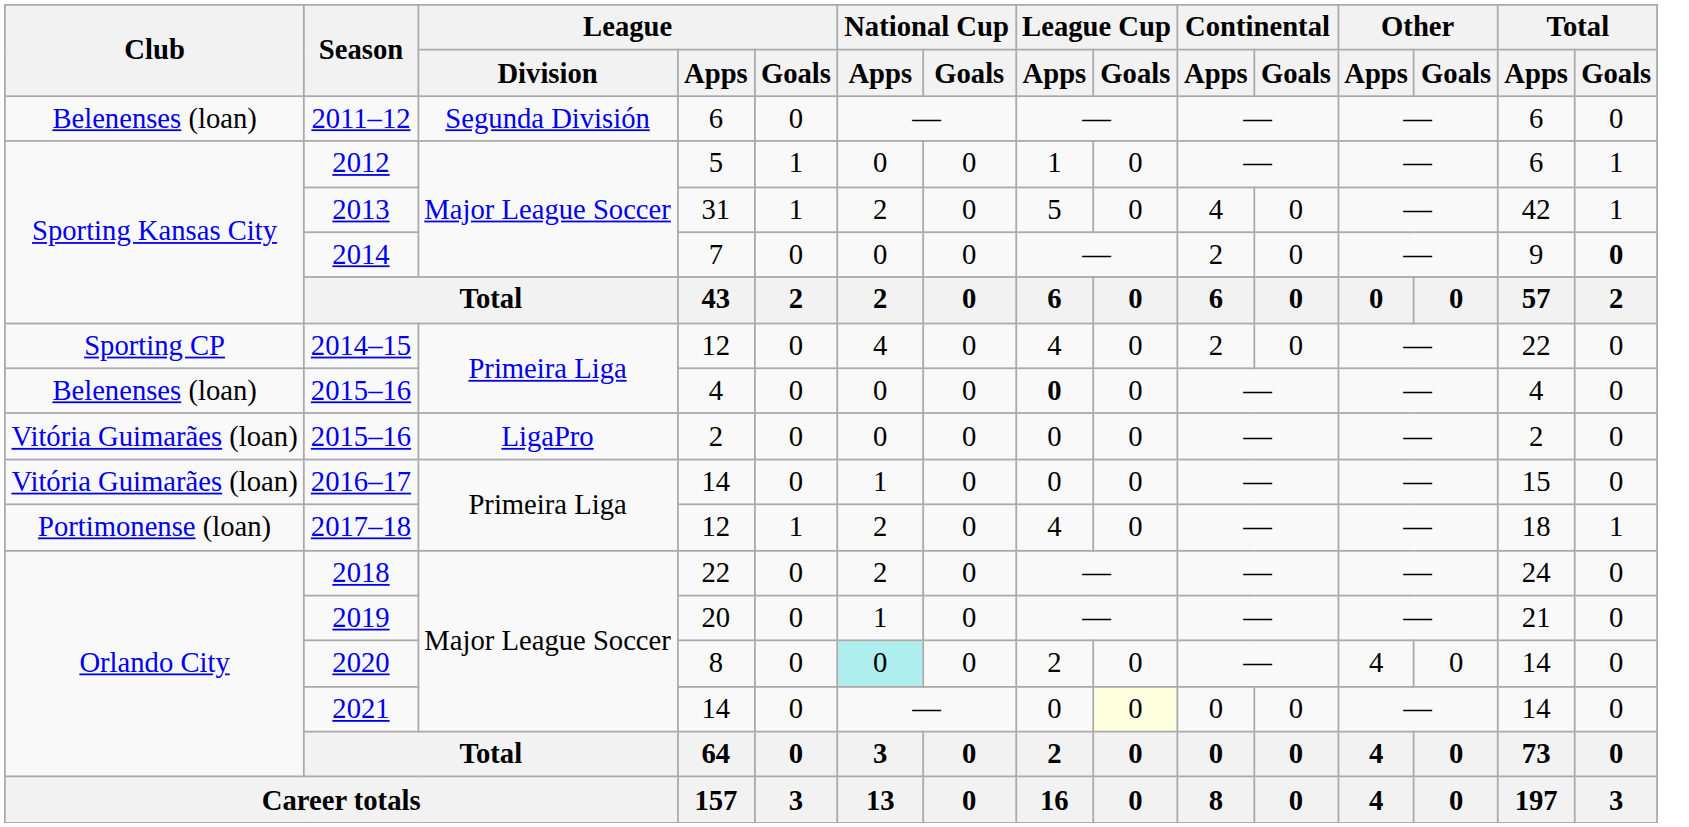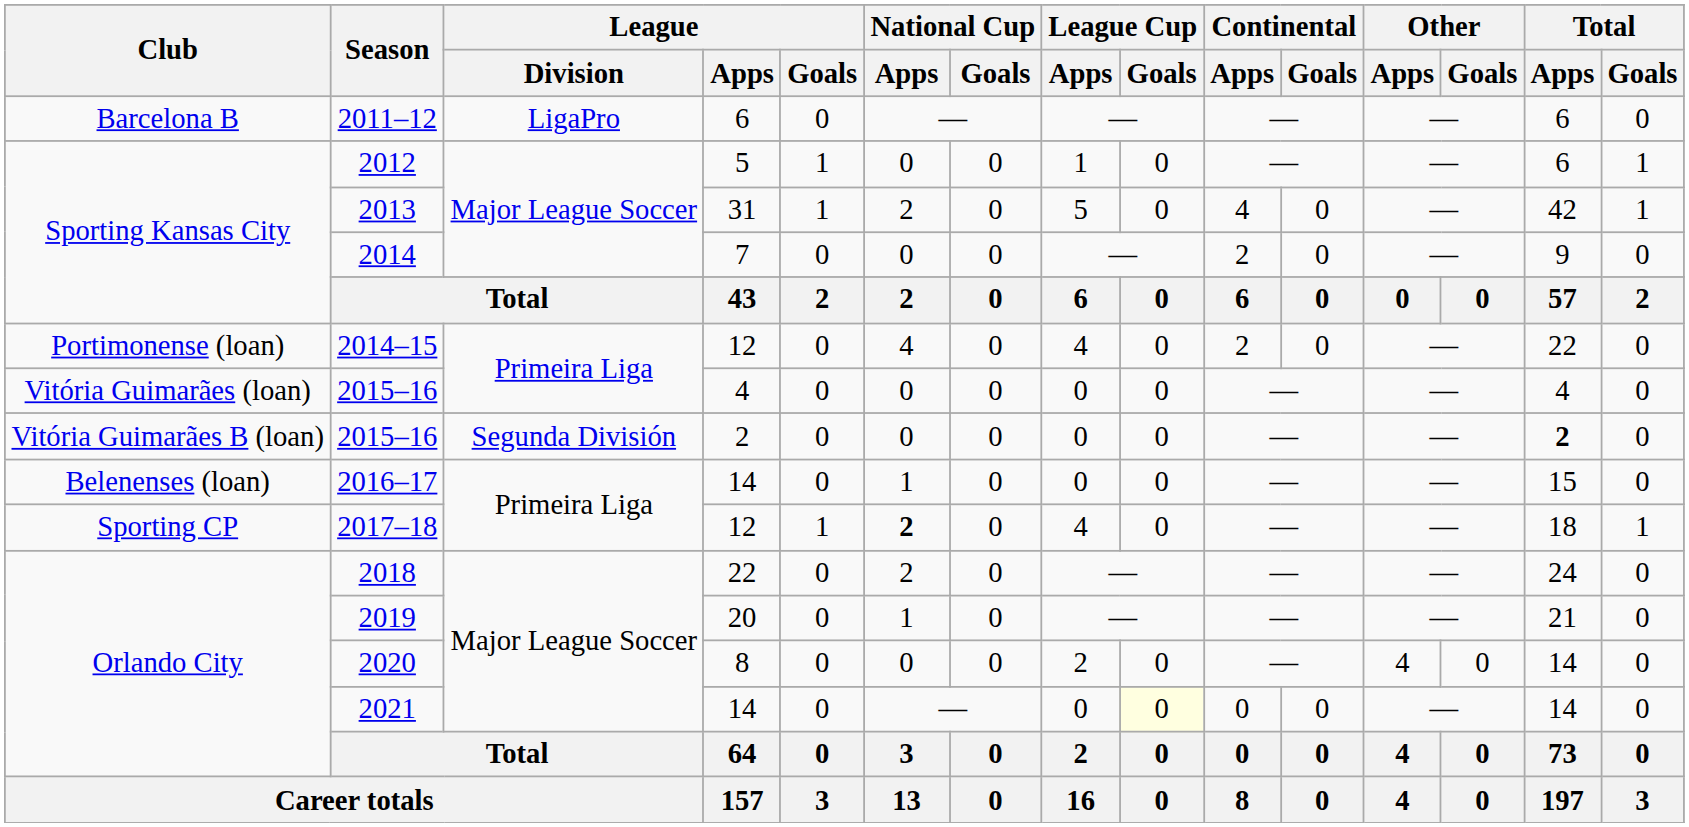(155, 118) Belenenses (loan) -> (168, 118) Barcelona B
(548, 118) Segunda División -> (574, 118) LigaPro
(1616, 254) bold -> (1642, 254) normal
(155, 345) Sporting CP -> (168, 345) Portimonense (loan)
(155, 390) Belenenses (loan) -> (168, 390) Vitória Guimarães (loan)
(1054, 390) bold -> (1081, 390) normal
(155, 436) Vitória Guimarães (loan) -> (168, 436) Vitória Guimarães B (loan)
(548, 436) LigaPro -> (574, 436) Segunda División
(1536, 436) normal -> (1562, 436) bold
(155, 481) Vitória Guimarães (loan) -> (168, 481) Belenenses (loan)
(155, 526) Portimonense (loan) -> (168, 526) Sporting CP
(880, 526) normal -> (907, 526) bold
(880, 663) paleturquoise background -> (907, 663) no background
